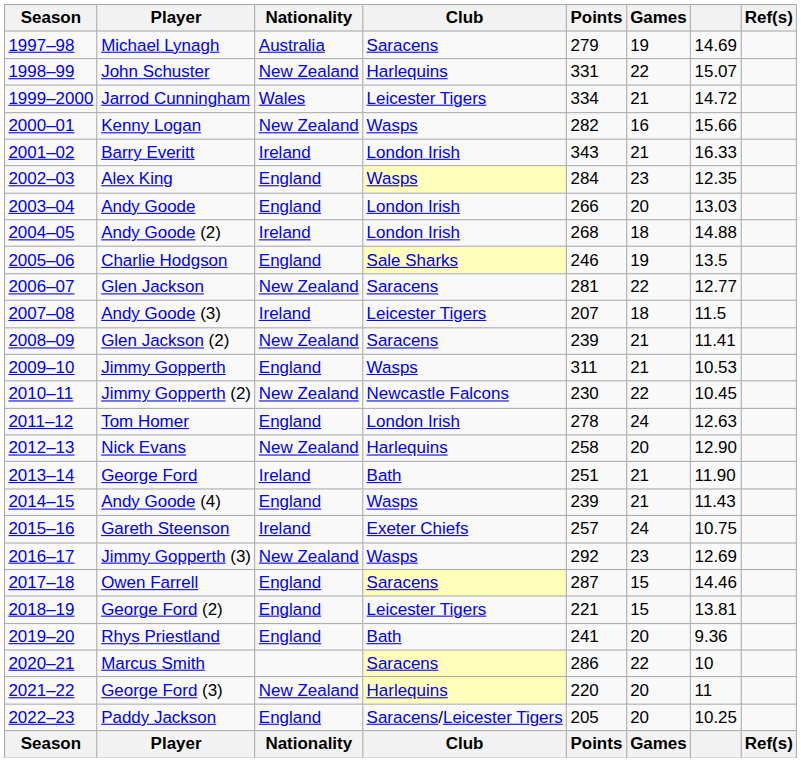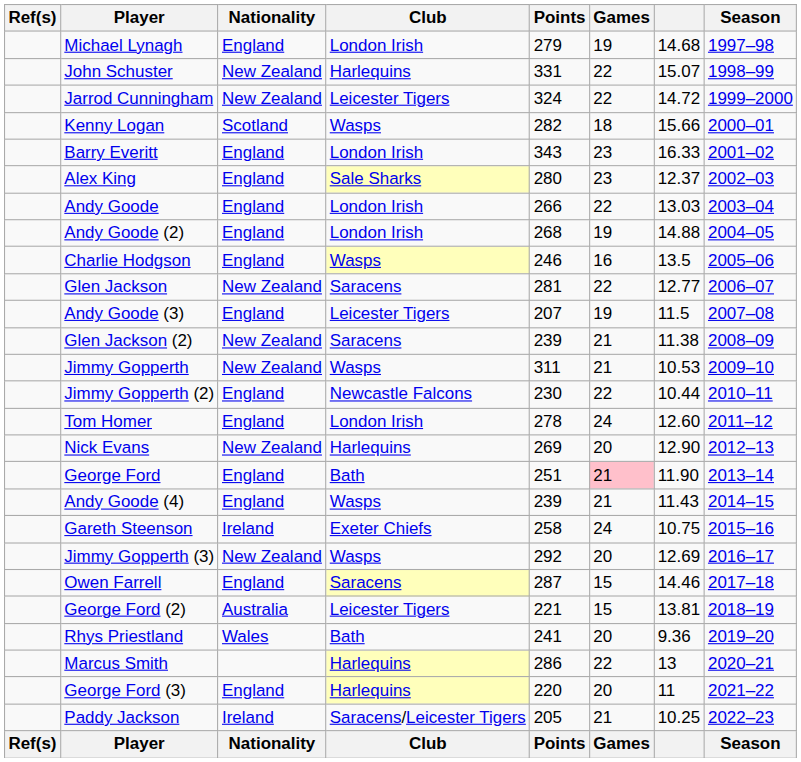columns swapped: (51, 17) <-> (769, 17)
(292, 44) Australia -> (253, 44) England
(402, 44) Saracens -> (376, 44) London Irish
(716, 44) 14.69 -> (679, 44) 14.68
(282, 98) Wales -> (272, 98) New Zealand
(585, 98) 334 -> (548, 98) 324
(640, 98) 21 -> (603, 98) 22
(309, 125) New Zealand -> (255, 125) Scotland
(640, 125) 16 -> (603, 125) 18
(285, 152) Ireland -> (253, 152) England
(640, 152) 21 -> (603, 152) 23
(392, 179) Wasps -> (375, 179) Sale Sharks
(585, 179) 284 -> (548, 179) 280
(716, 179) 12.35 -> (679, 179) 12.37
(640, 206) 20 -> (603, 206) 22
(285, 233) Ireland -> (253, 233) England
(640, 233) 18 -> (603, 233) 19
(412, 260) Sale Sharks -> (355, 260) Wasps
(640, 260) 19 -> (603, 260) 16
(285, 313) Ireland -> (253, 313) England
(640, 313) 18 -> (603, 313) 19
(715, 340) 11.41 -> (678, 340) 11.38
(290, 367) England -> (272, 367) New Zealand
(309, 394) New Zealand -> (253, 394) England
(716, 394) 10.45 -> (679, 394) 10.44
(716, 421) 12.63 -> (679, 421) 12.60
(585, 448) 258 -> (548, 448) 269
(285, 475) Ireland -> (253, 475) England
(640, 475) no background -> (603, 475) pink background
(585, 529) 257 -> (548, 529) 258
(640, 555) 23 -> (603, 555) 20
(290, 609) England -> (255, 609) Australia
(290, 636) England -> (245, 636) Wales
(402, 663) Saracens -> (370, 663) Harlequins
(704, 663) 10 -> (667, 663) 13
(309, 690) New Zealand -> (253, 690) England
(290, 717) England -> (248, 717) Ireland
(640, 717) 20 -> (603, 717) 21
